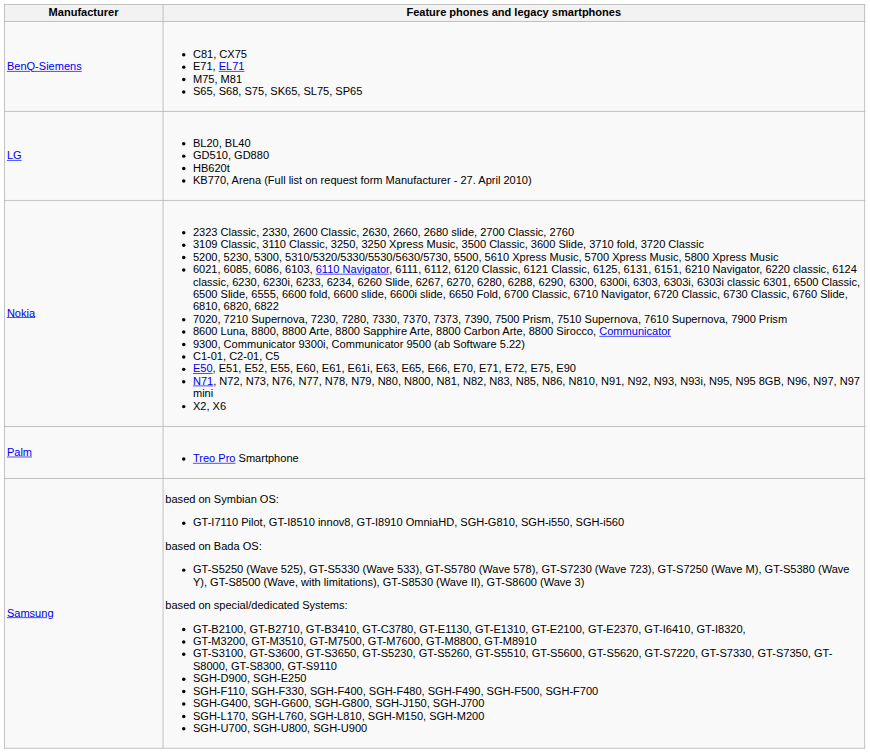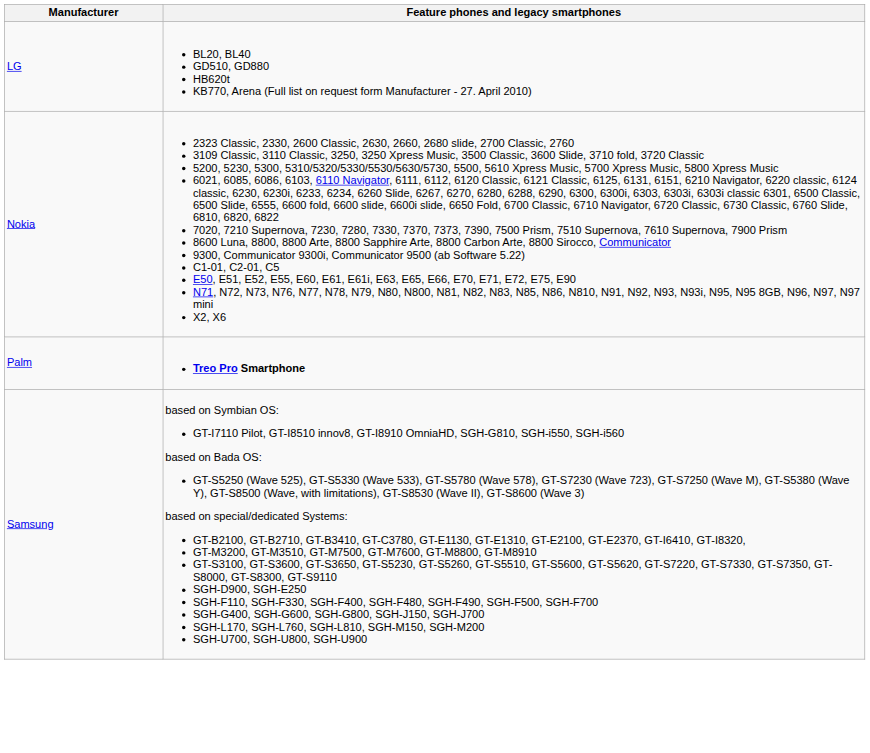- row: (44, 66)
(514, 458) normal -> (514, 369) bold
